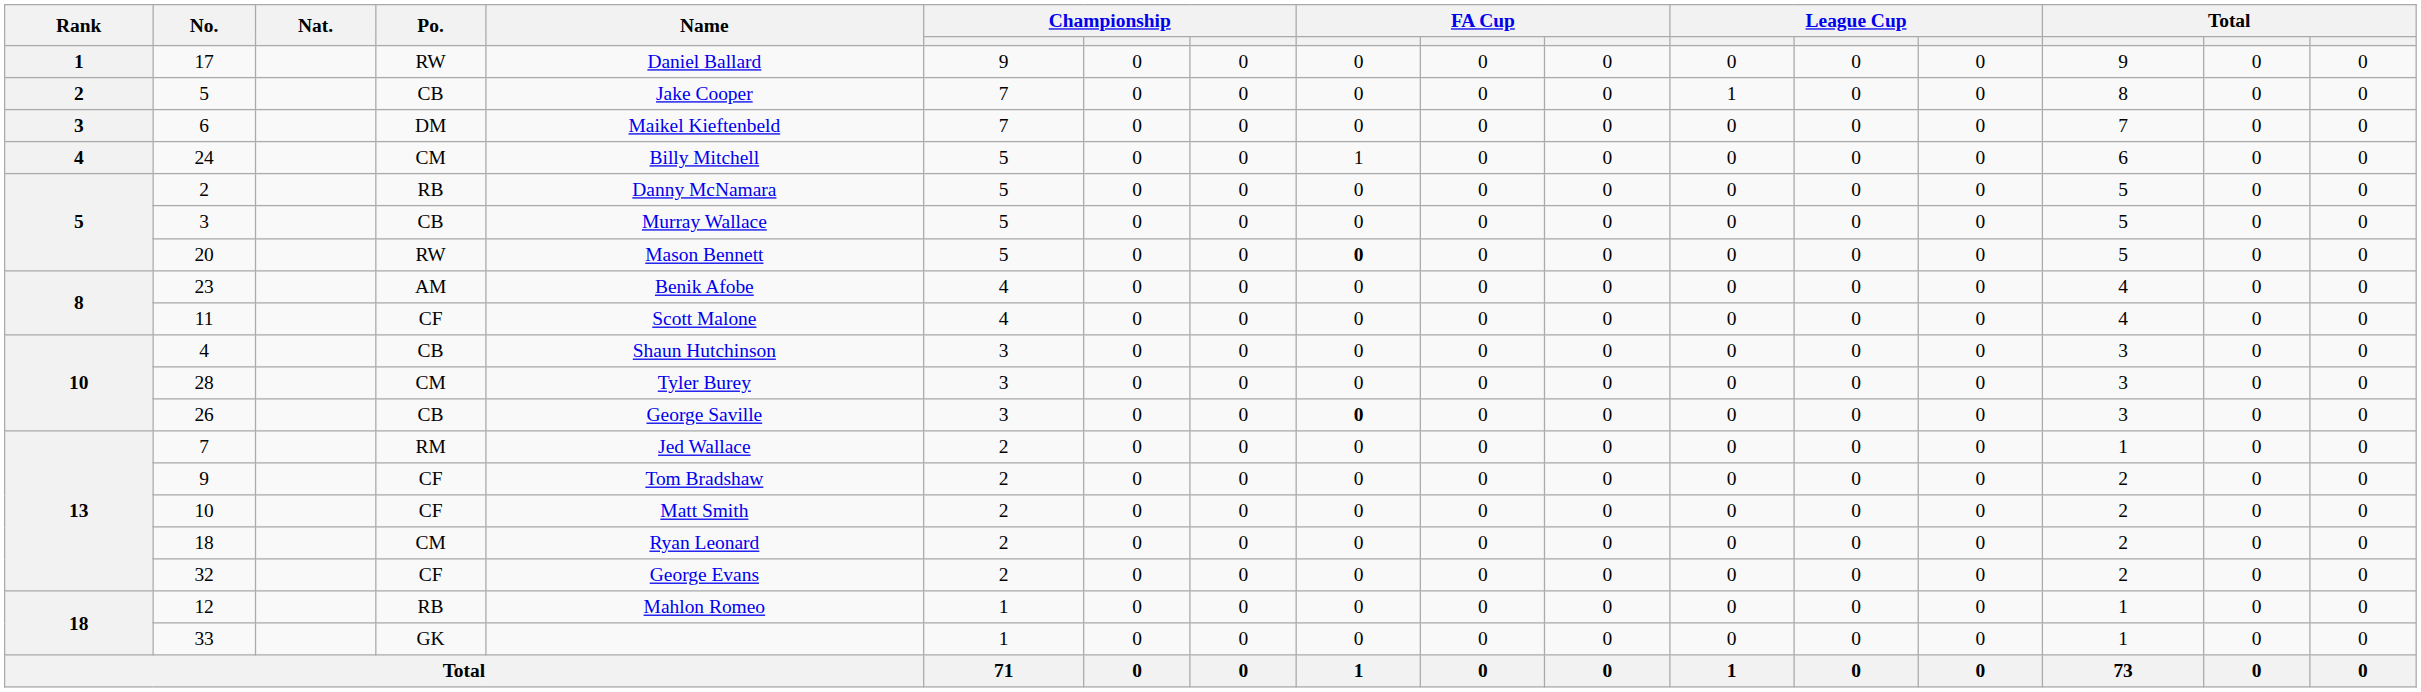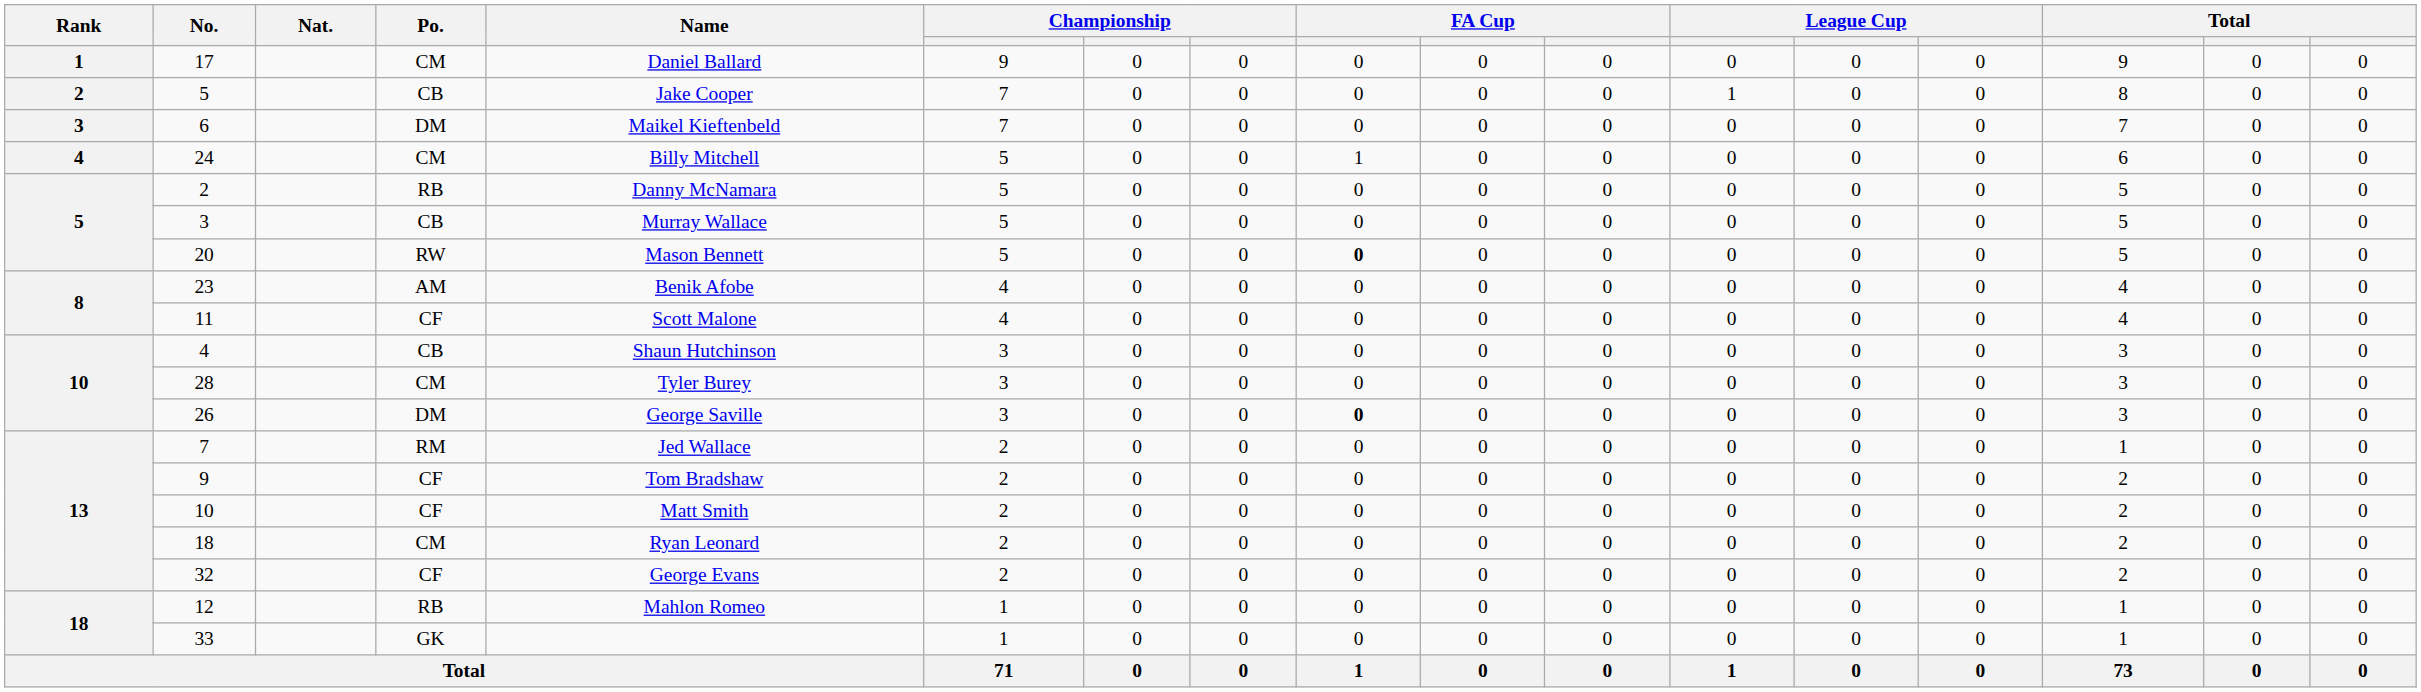(431, 61) RW -> (431, 61) CM
(431, 414) CB -> (431, 414) DM
